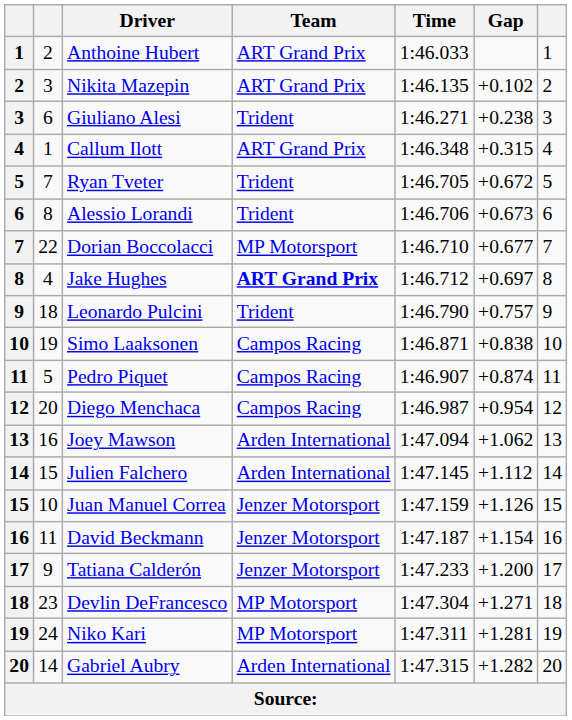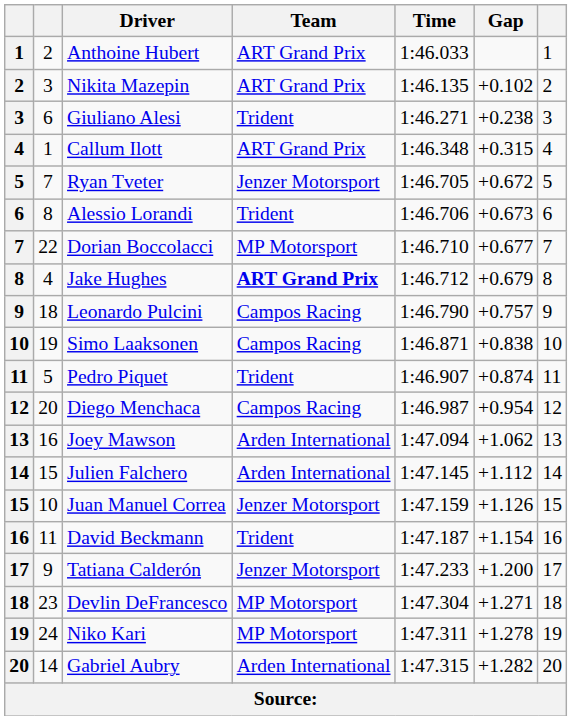(265, 181) Trident -> (308, 181) Jenzer Motorsport
(506, 278) +0.697 -> (506, 278) +0.679
(265, 311) Trident -> (299, 311) Campos Racing
(299, 375) Campos Racing -> (265, 375) Trident
(308, 537) Jenzer Motorsport -> (265, 537) Trident
(506, 634) +1.281 -> (506, 634) +1.278
